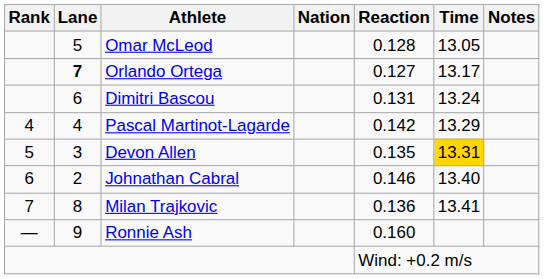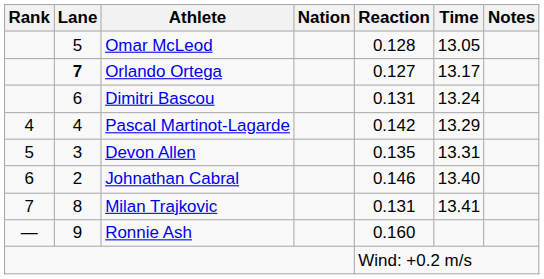(459, 152) gold background -> (459, 152) no background
(394, 206) 0.136 -> (394, 206) 0.131
